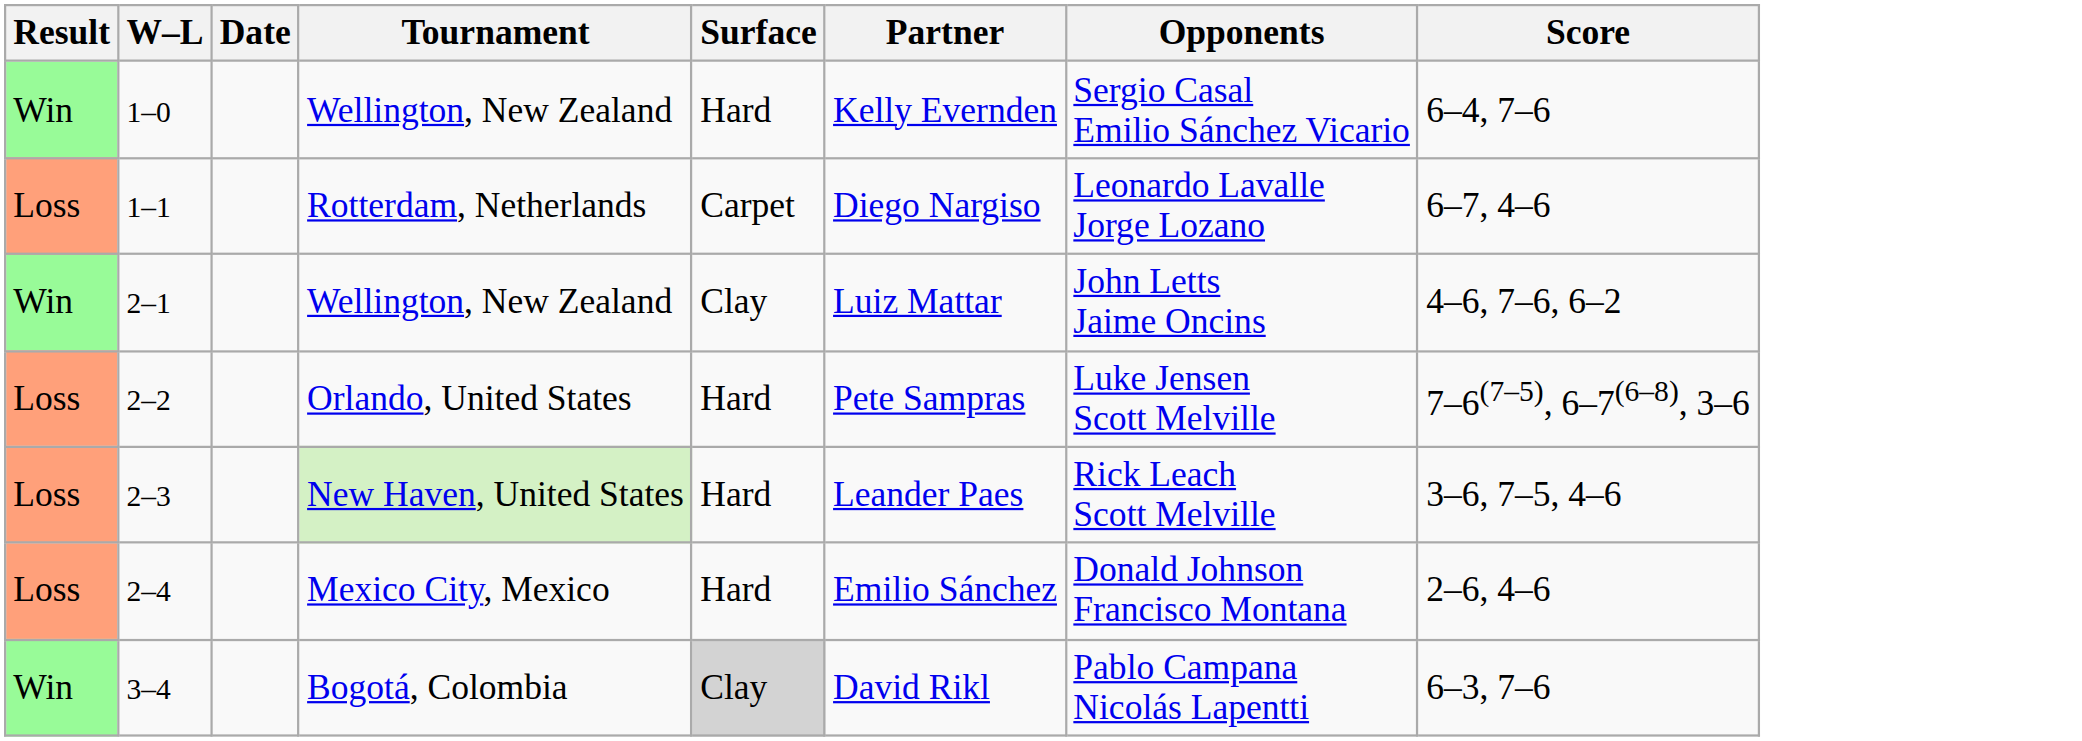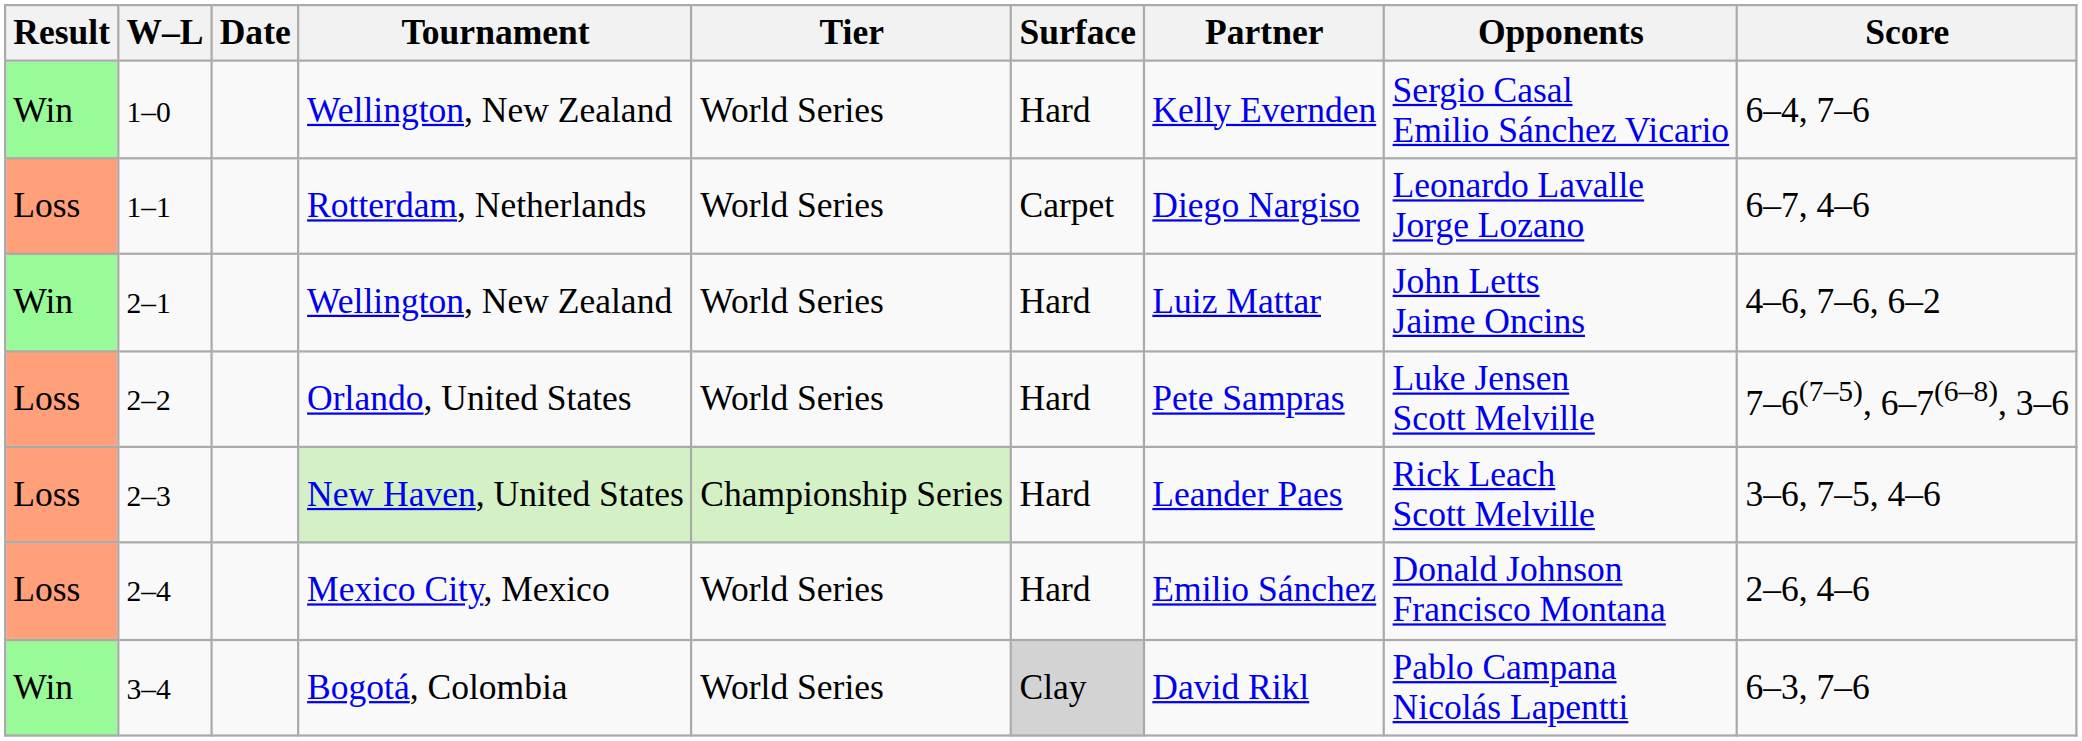+ column: (852, 32)
(734, 301) Clay -> (1055, 301) Hard
